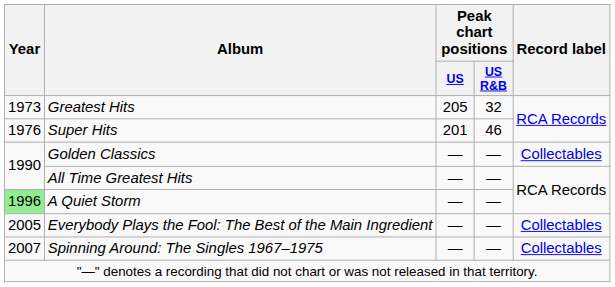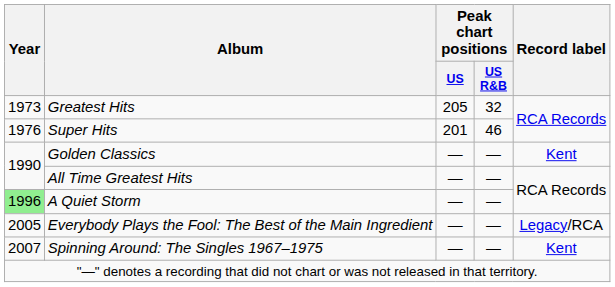(561, 154) Collectables -> (561, 154) Kent
(561, 225) Collectables -> (561, 225) Legacy/RCA
(561, 248) Collectables -> (561, 248) Kent
